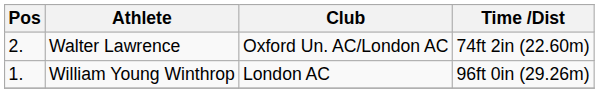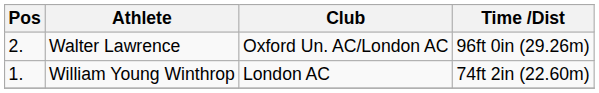(523, 46) 74ft 2in (22.60m) -> (523, 46) 96ft 0in (29.26m)
(523, 74) 96ft 0in (29.26m) -> (523, 74) 74ft 2in (22.60m)
